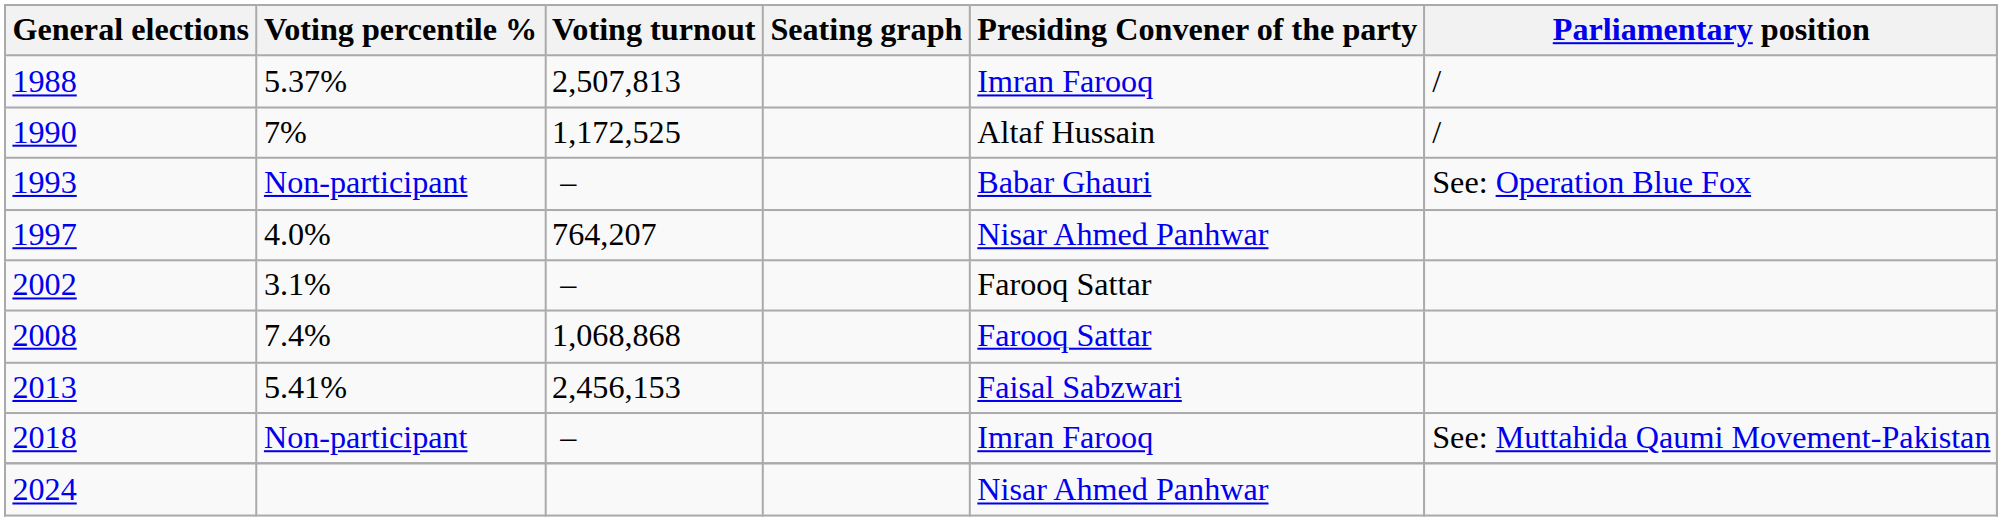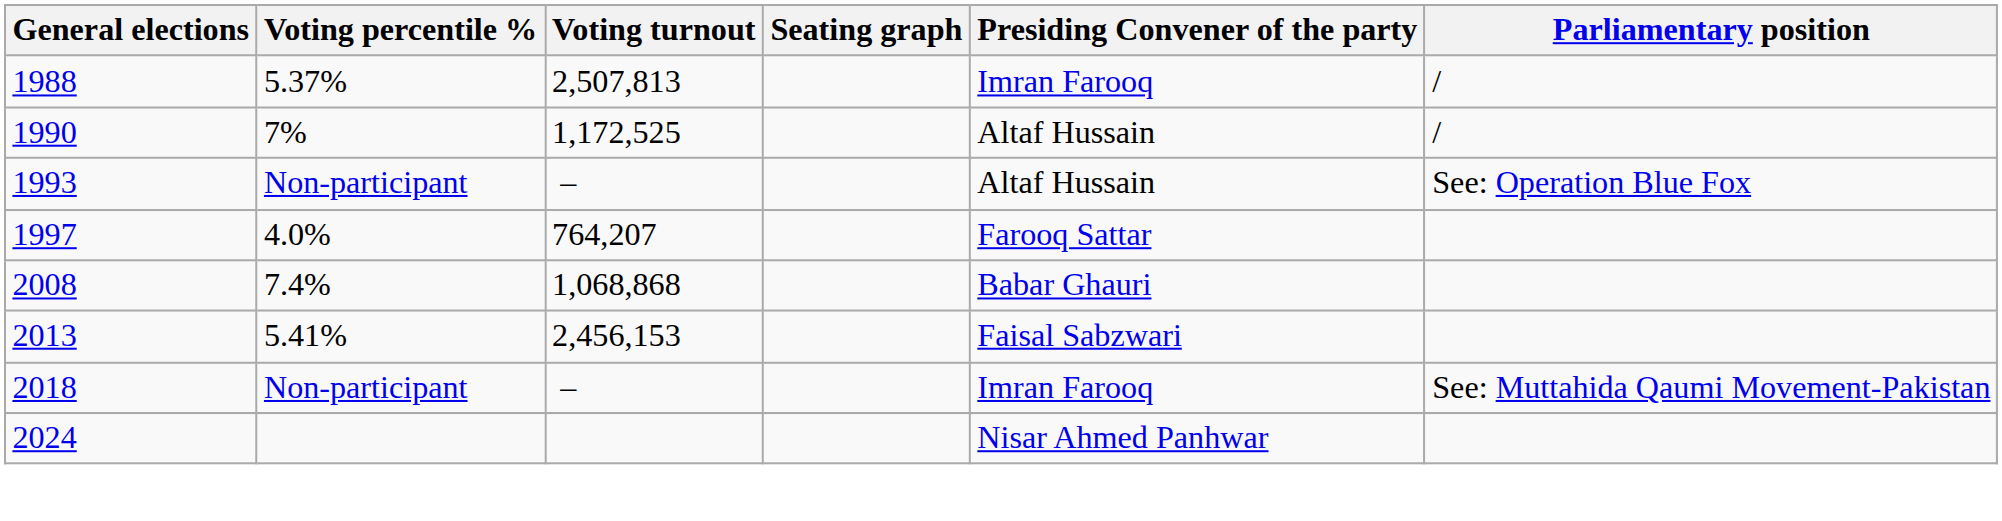(1064, 183) Babar Ghauri -> (1066, 183) Altaf Hussain
(1123, 234) Nisar Ahmed Panhwar -> (1064, 234) Farooq Sattar
- row: (45, 285)
(1064, 336) Farooq Sattar -> (1064, 285) Babar Ghauri
